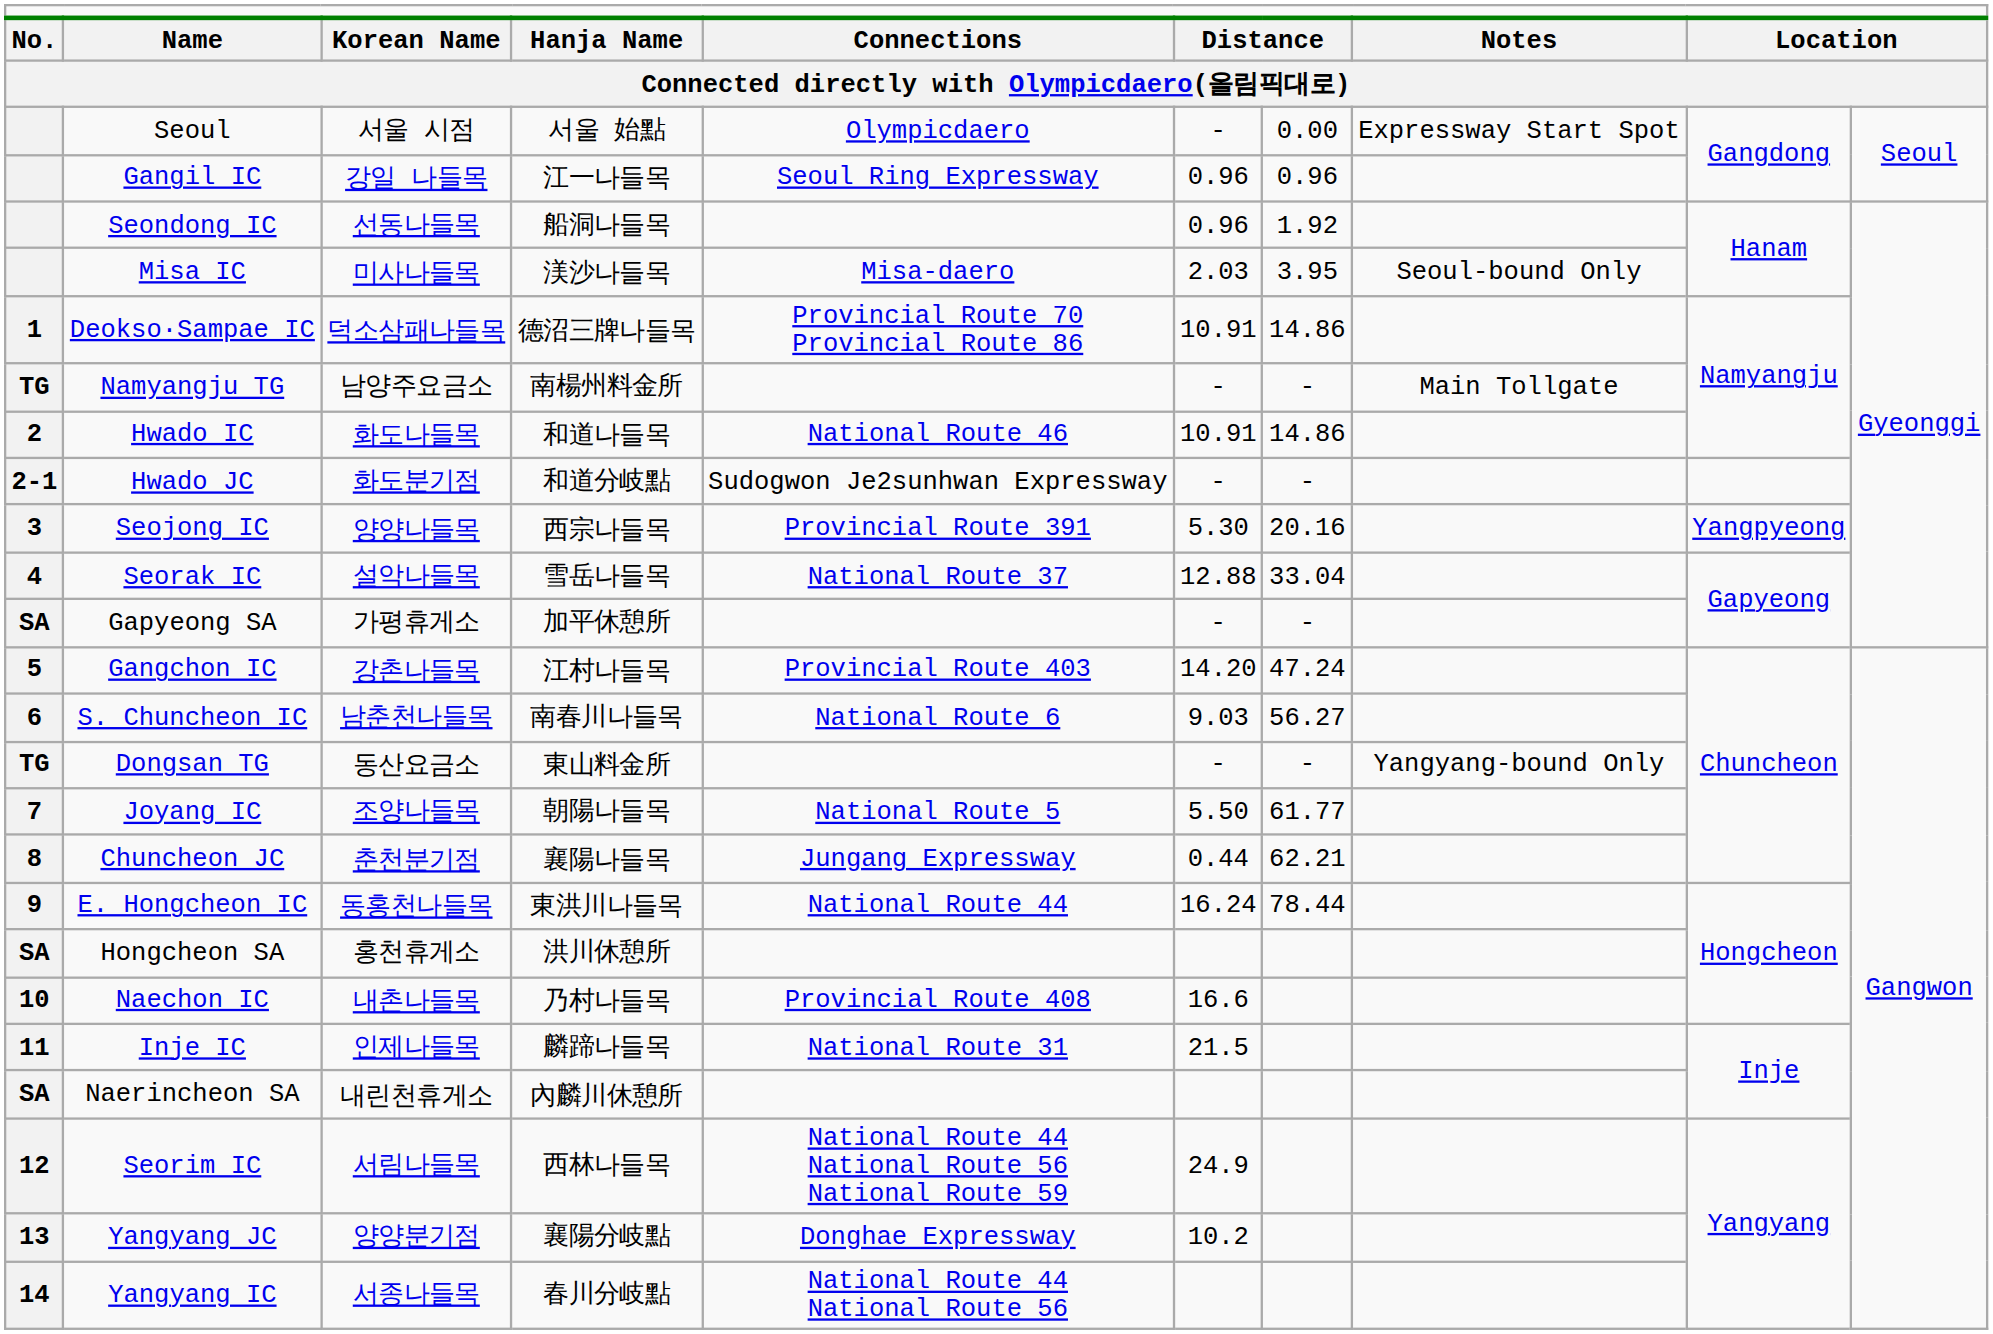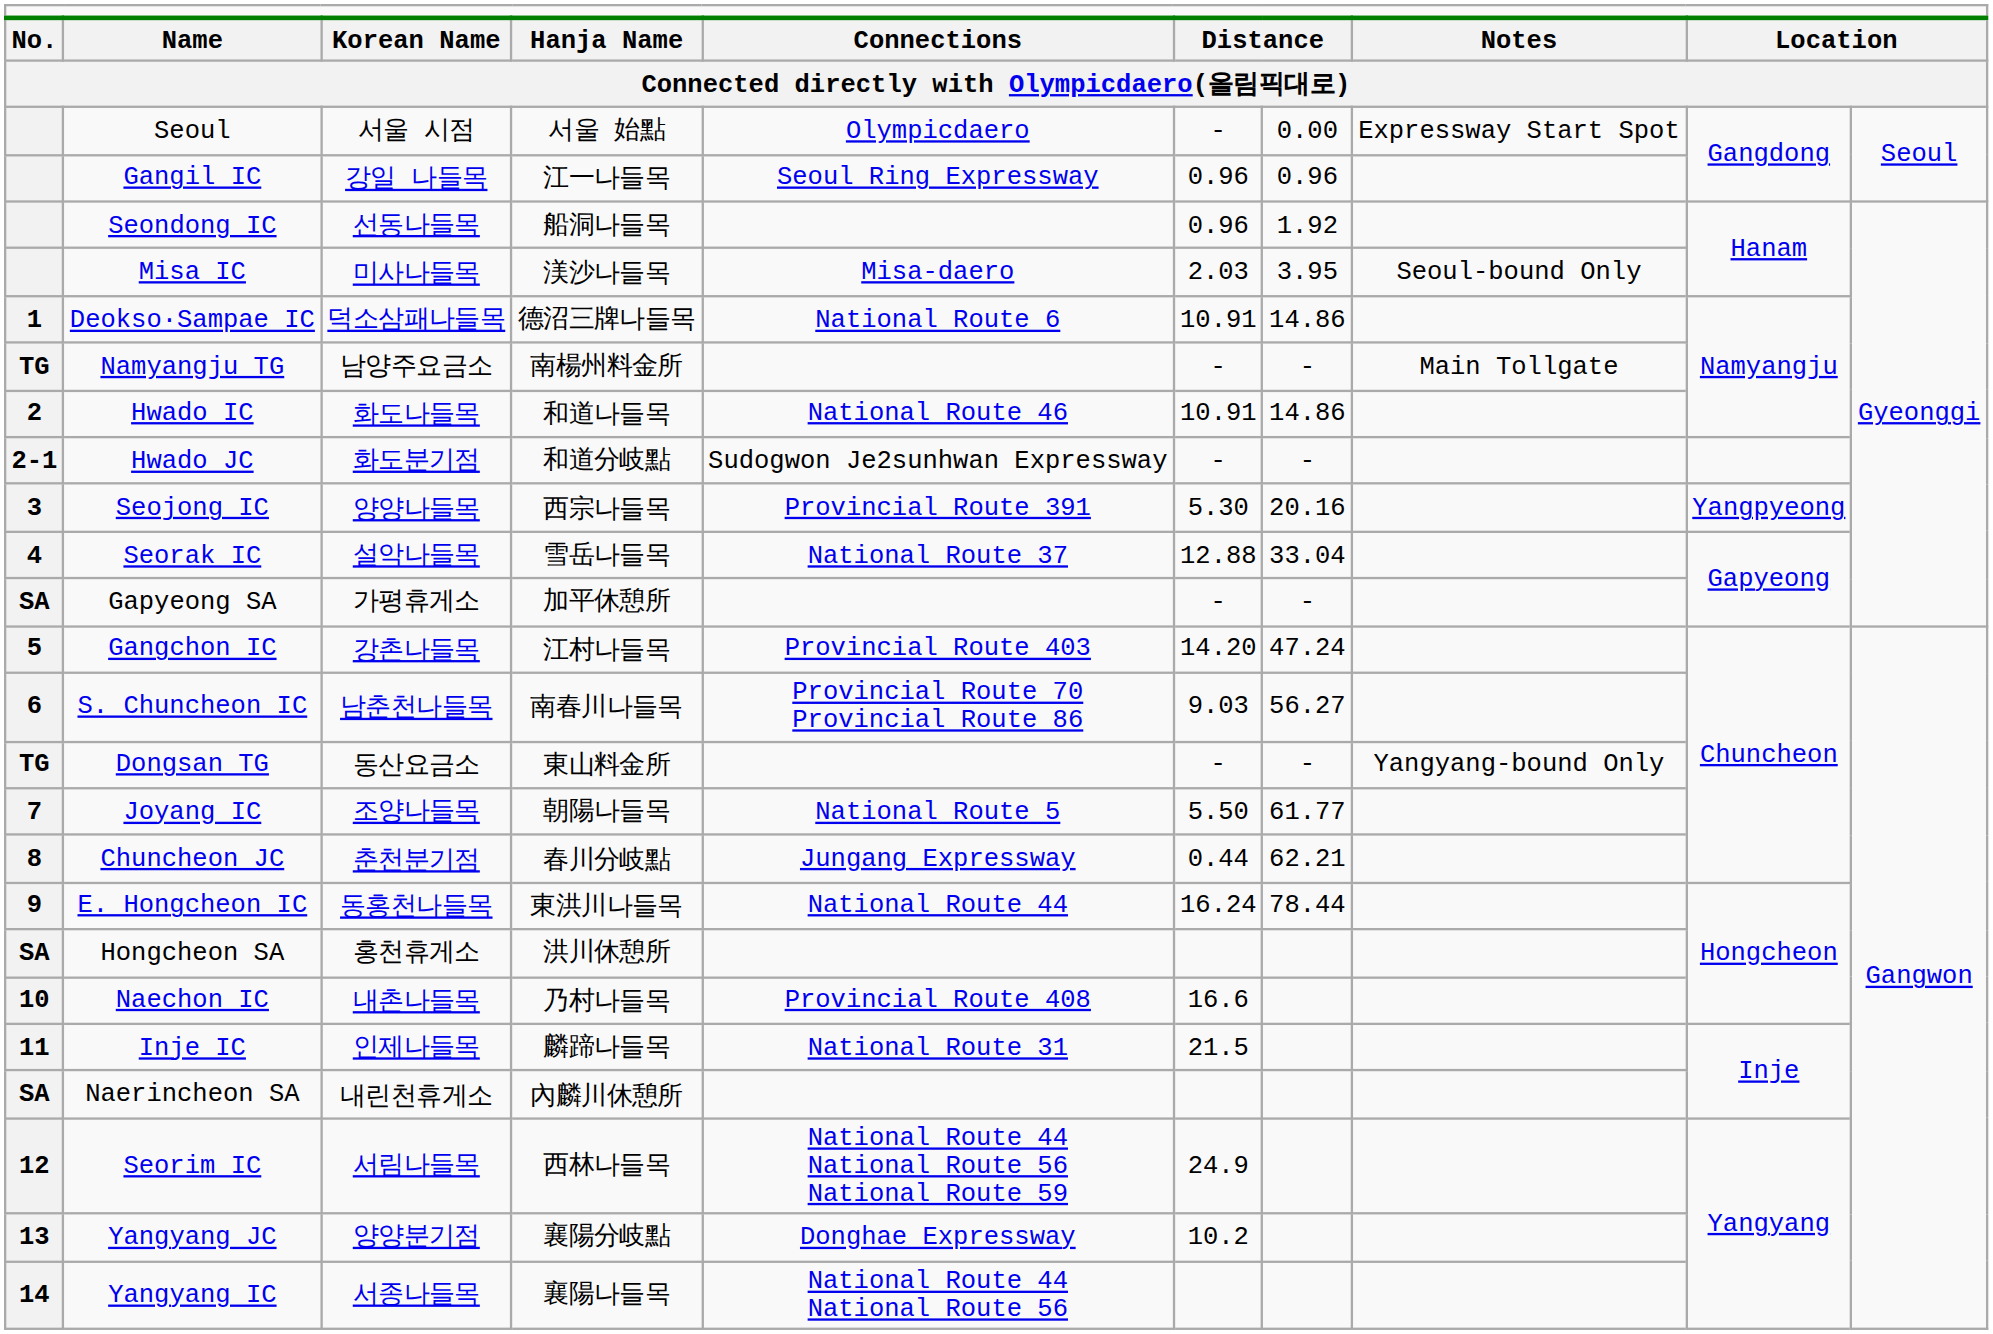(938, 330) Provincial Route 70 Provincial Route 86 -> (938, 319) National Route 6
(938, 717) National Route 6 -> (938, 707) Provincial Route 70 Provincial Route 86
(607, 860) 襄陽나들목 -> (607, 860) 春川分岐點
(607, 1296) 春川分岐點 -> (607, 1296) 襄陽나들목
